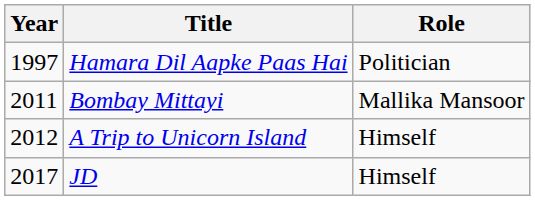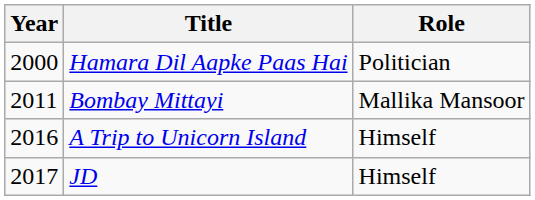(34, 61) 1997 -> (34, 61) 2000
(34, 137) 2012 -> (34, 137) 2016
